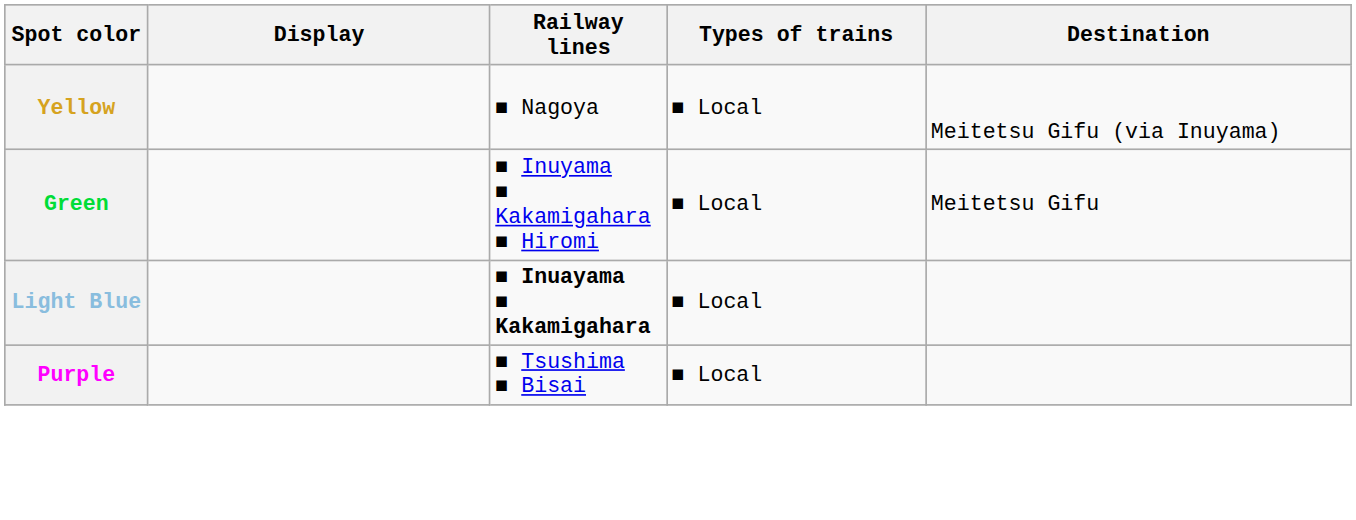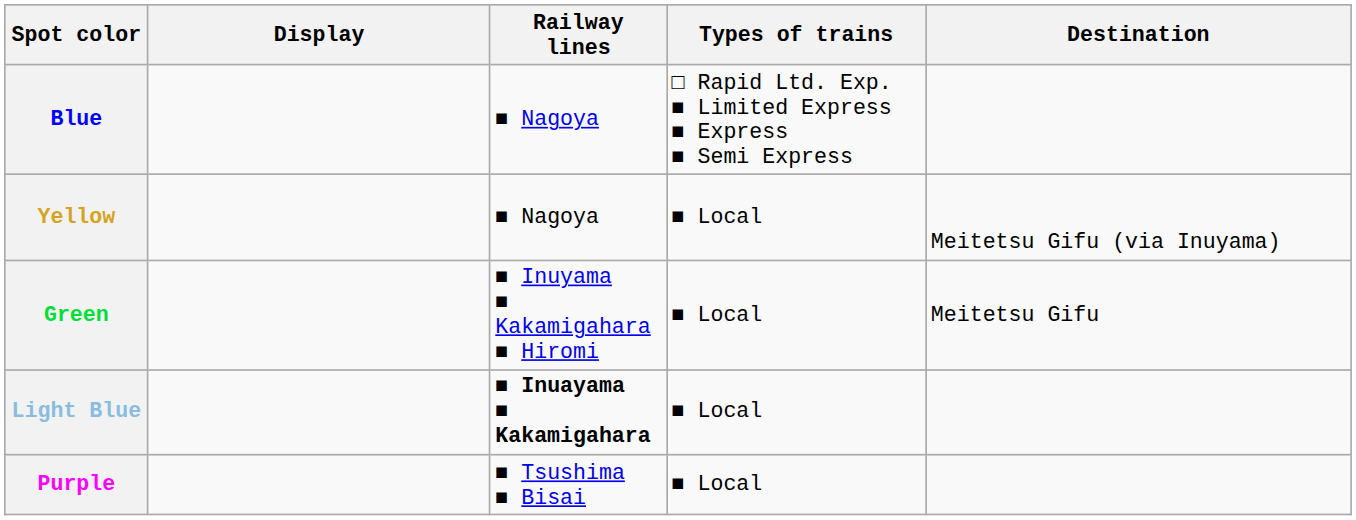+ row: (76, 120)
